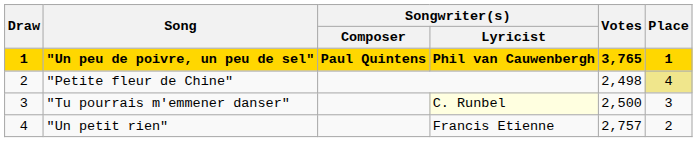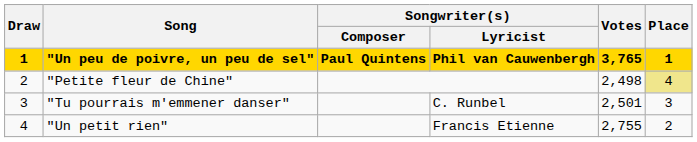(469, 104) lightyellow background -> (469, 104) no background
(622, 104) 2,500 -> (622, 104) 2,501
(622, 126) 2,757 -> (622, 126) 2,755
